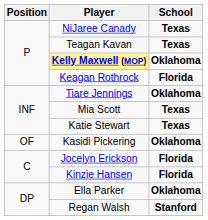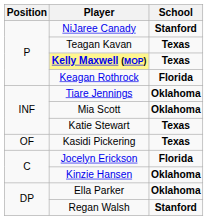(176, 28) Texas -> (176, 28) Stanford
(176, 61) Oklahoma -> (176, 61) Texas
(176, 110) Texas -> (176, 110) Oklahoma
(176, 142) Oklahoma -> (176, 142) Texas
(176, 175) Florida -> (176, 175) Oklahoma
